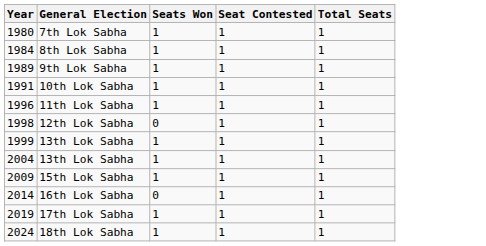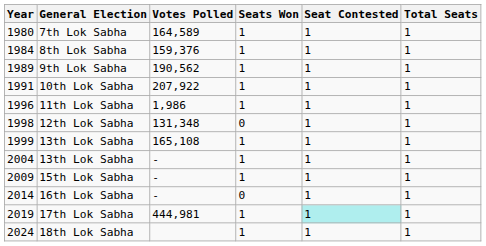+ column: (193, 14)
(222, 214) no background -> (308, 214) paleturquoise background
